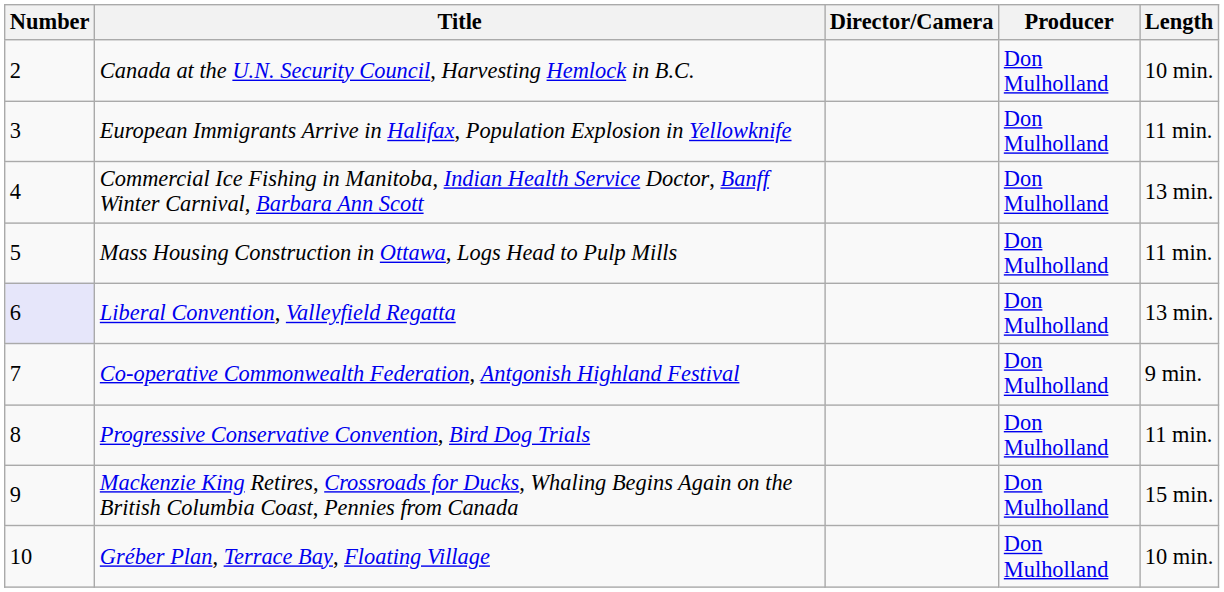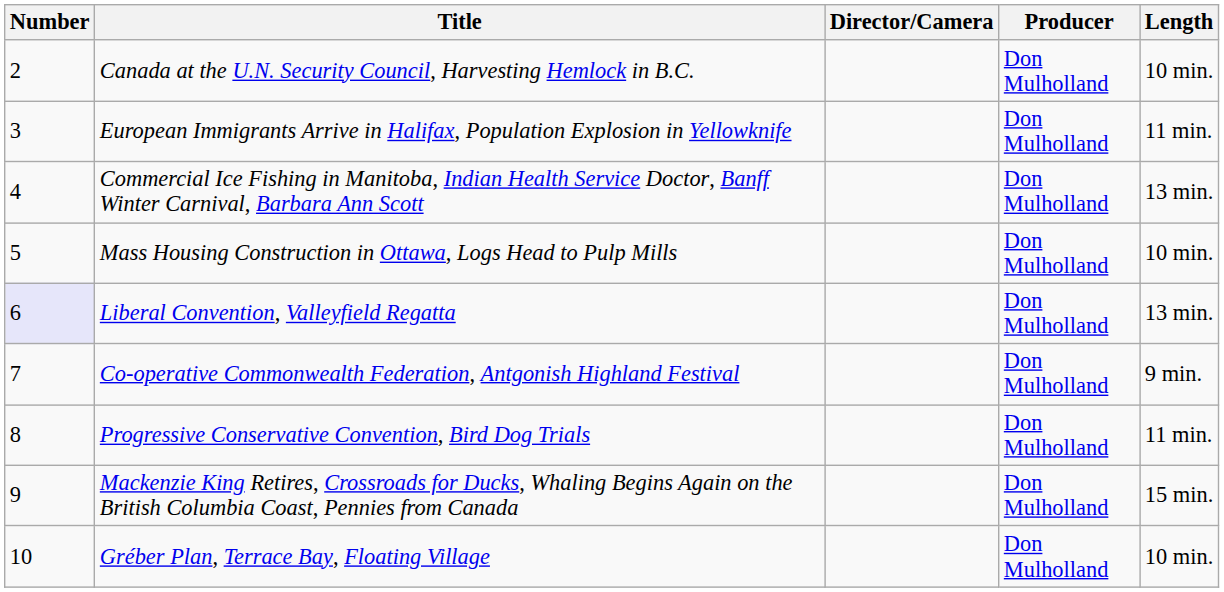(1179, 252) 11 min. -> (1179, 252) 10 min.
